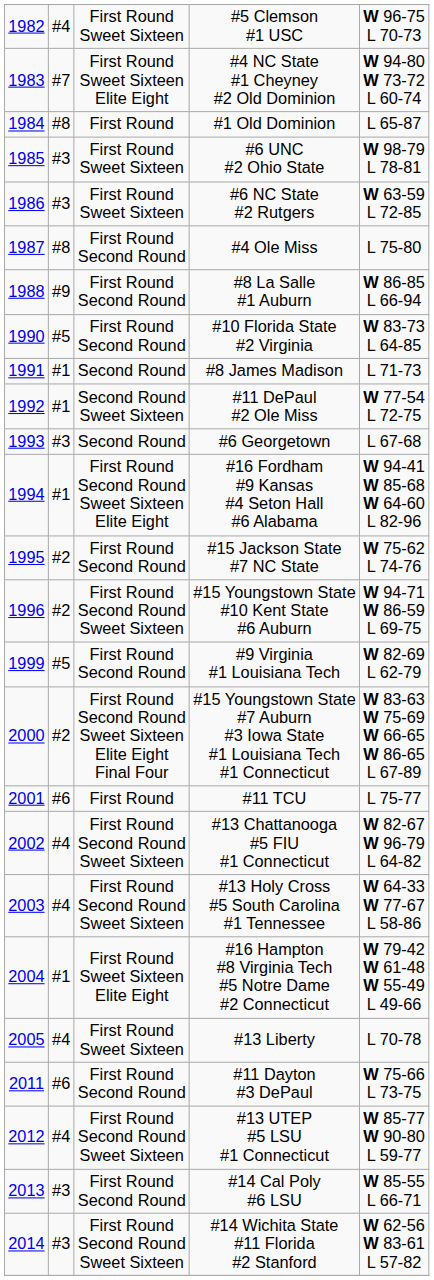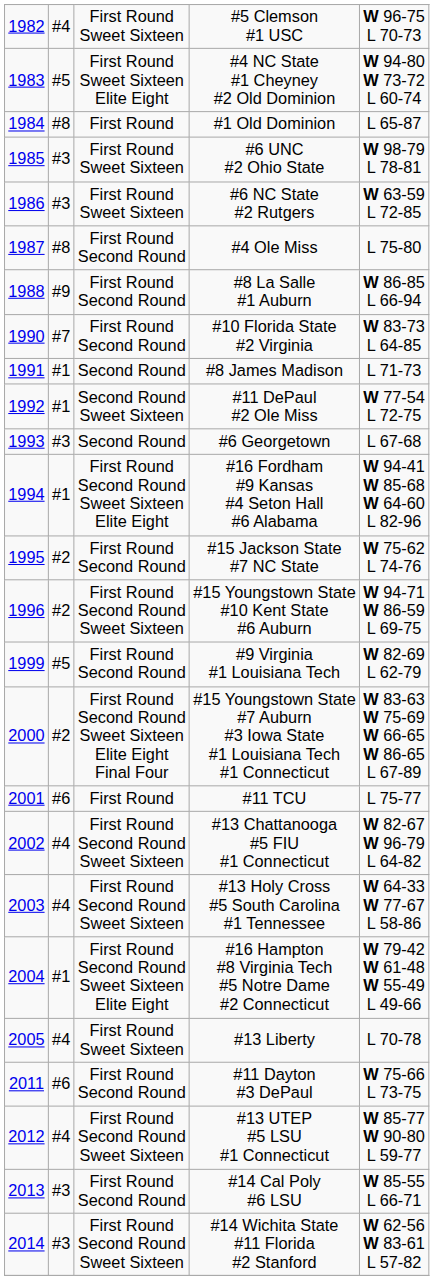(61, 80) #7 -> (61, 80) #5
(61, 336) #5 -> (61, 336) #7
(132, 977) First Round Sweet Sixteen Elite Eight -> (132, 977) First Round Second Round Sweet Sixteen Elite Eight
